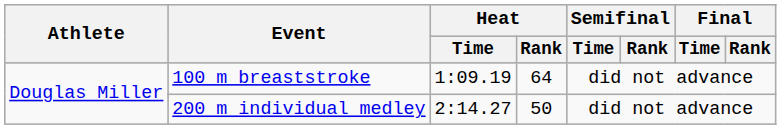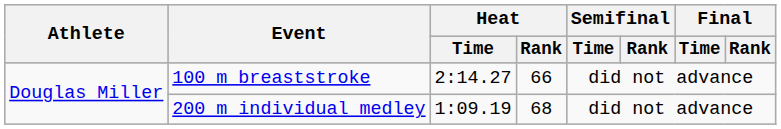(473, 78) 1:09.19 -> (473, 78) 2:14.27
(541, 78) 64 -> (541, 78) 66
(473, 109) 2:14.27 -> (473, 109) 1:09.19
(541, 109) 50 -> (541, 109) 68
